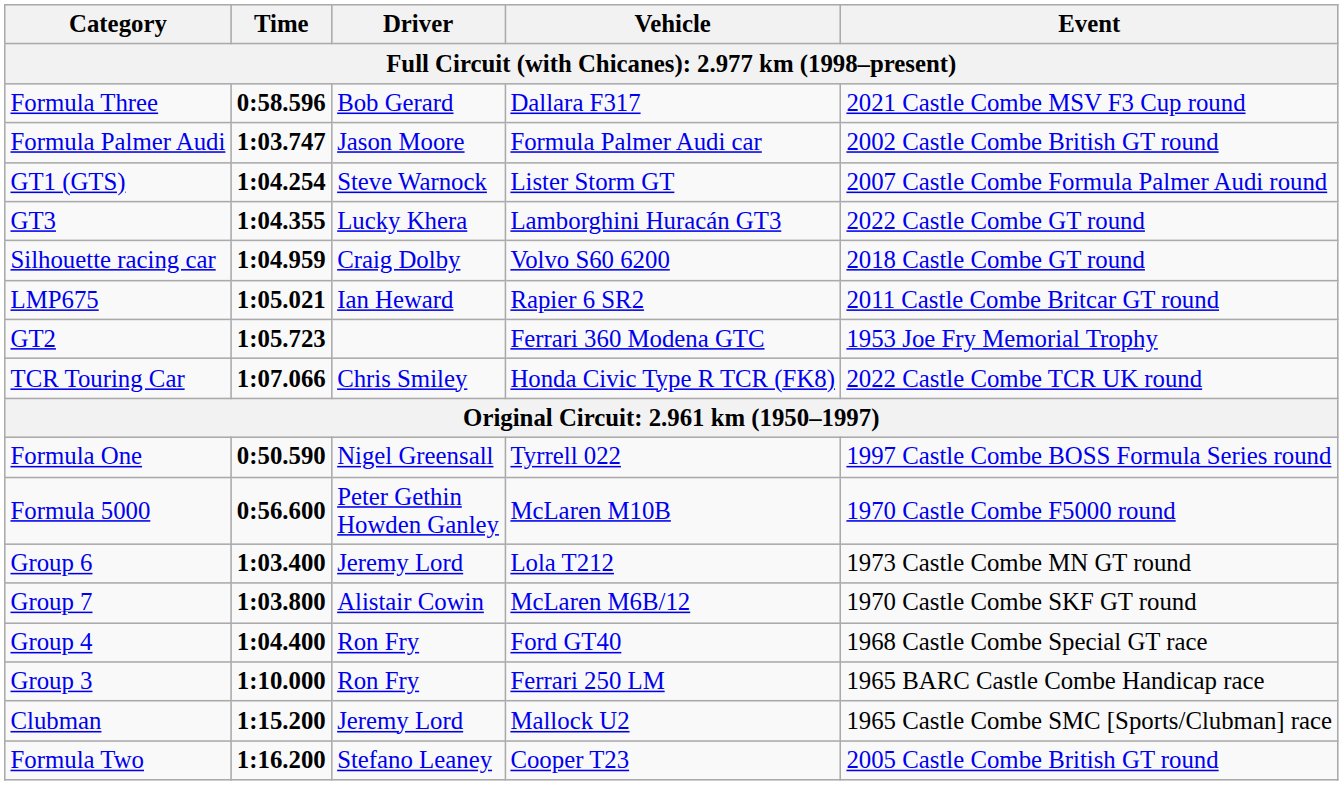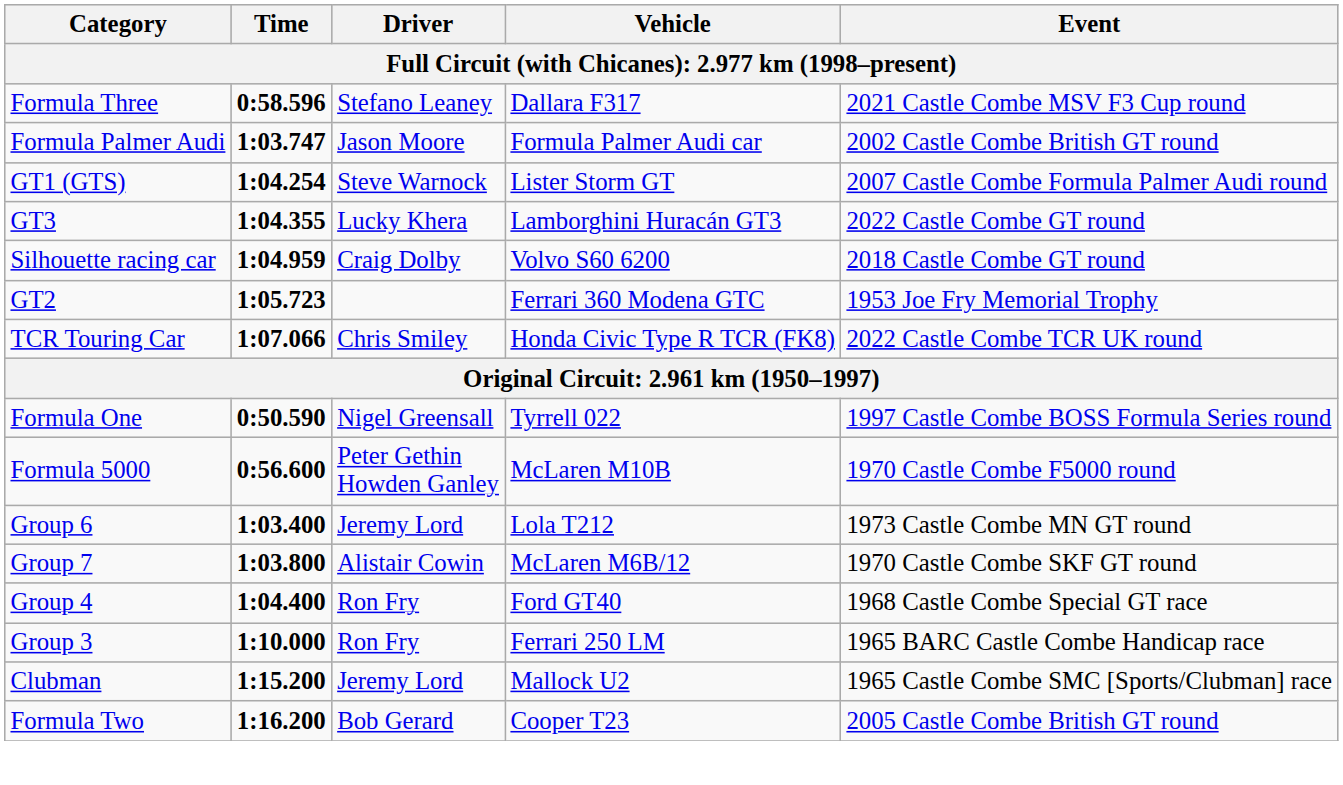(395, 102) Bob Gerard -> (415, 102) Stefano Leaney
- row: (55, 299)
(415, 760) Stefano Leaney -> (395, 720) Bob Gerard
